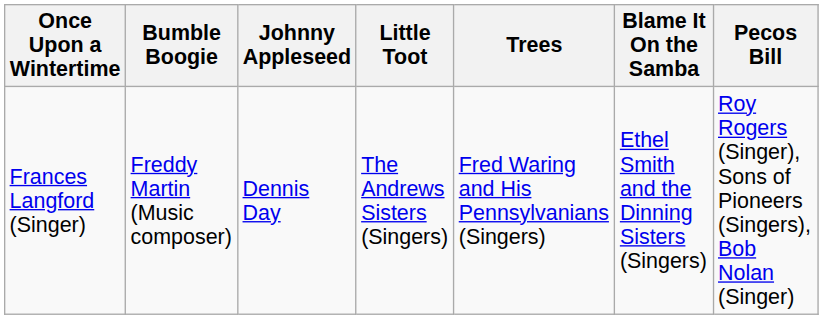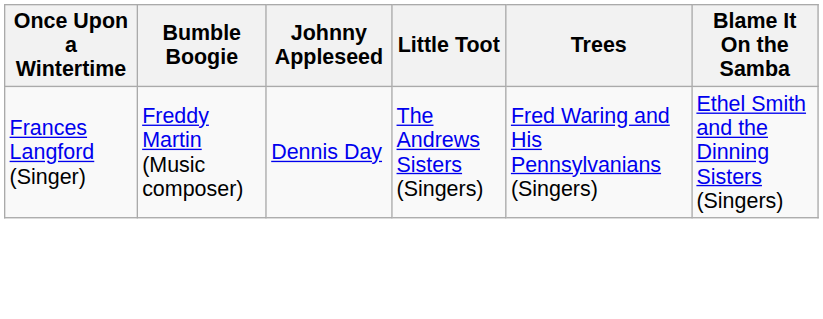- column: (766, 45)
